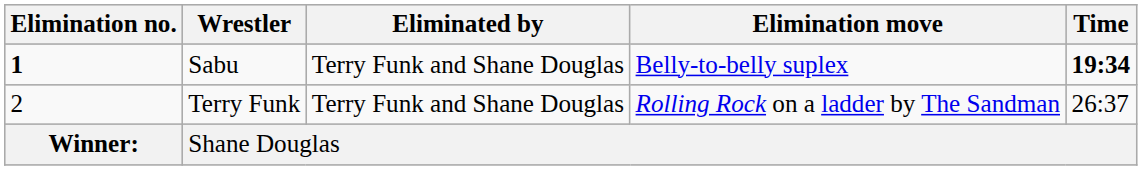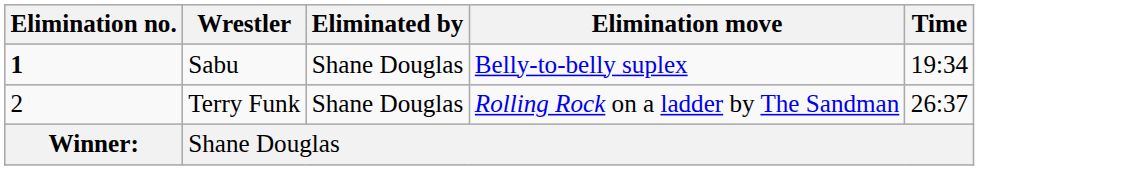(468, 64) Terry Funk and Shane Douglas -> (388, 64) Shane Douglas
(1101, 64) bold -> (939, 64) normal
(468, 104) Terry Funk and Shane Douglas -> (388, 104) Shane Douglas
